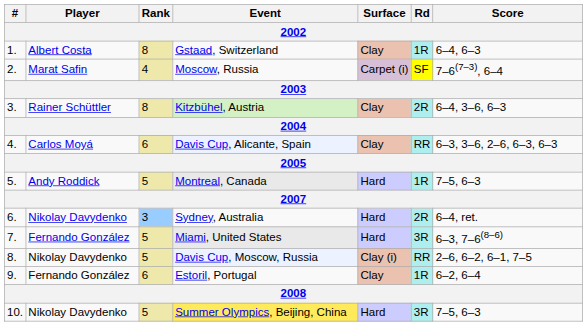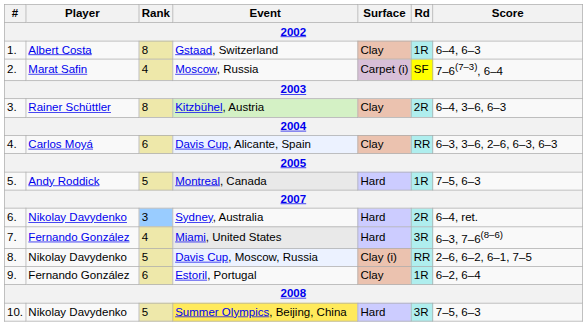(145, 237) 5 -> (145, 237) 4
